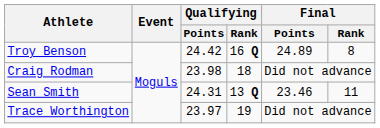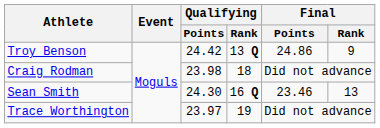(244, 52) 16 Q -> (244, 52) 13 Q
(294, 52) 24.89 -> (294, 52) 24.86
(351, 52) 8 -> (351, 52) 9
(204, 92) 24.31 -> (204, 92) 24.30
(244, 92) 13 Q -> (244, 92) 16 Q
(351, 92) 11 -> (351, 92) 13
